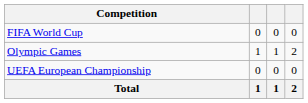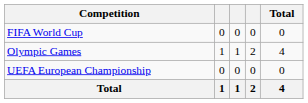+ column: (282, 14)
